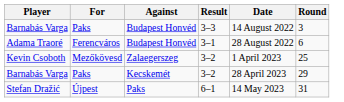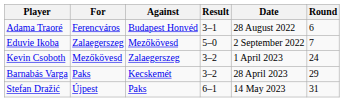- row: (37, 27)
+ row: (33, 43)
(303, 58) 25 -> (314, 58) 24
